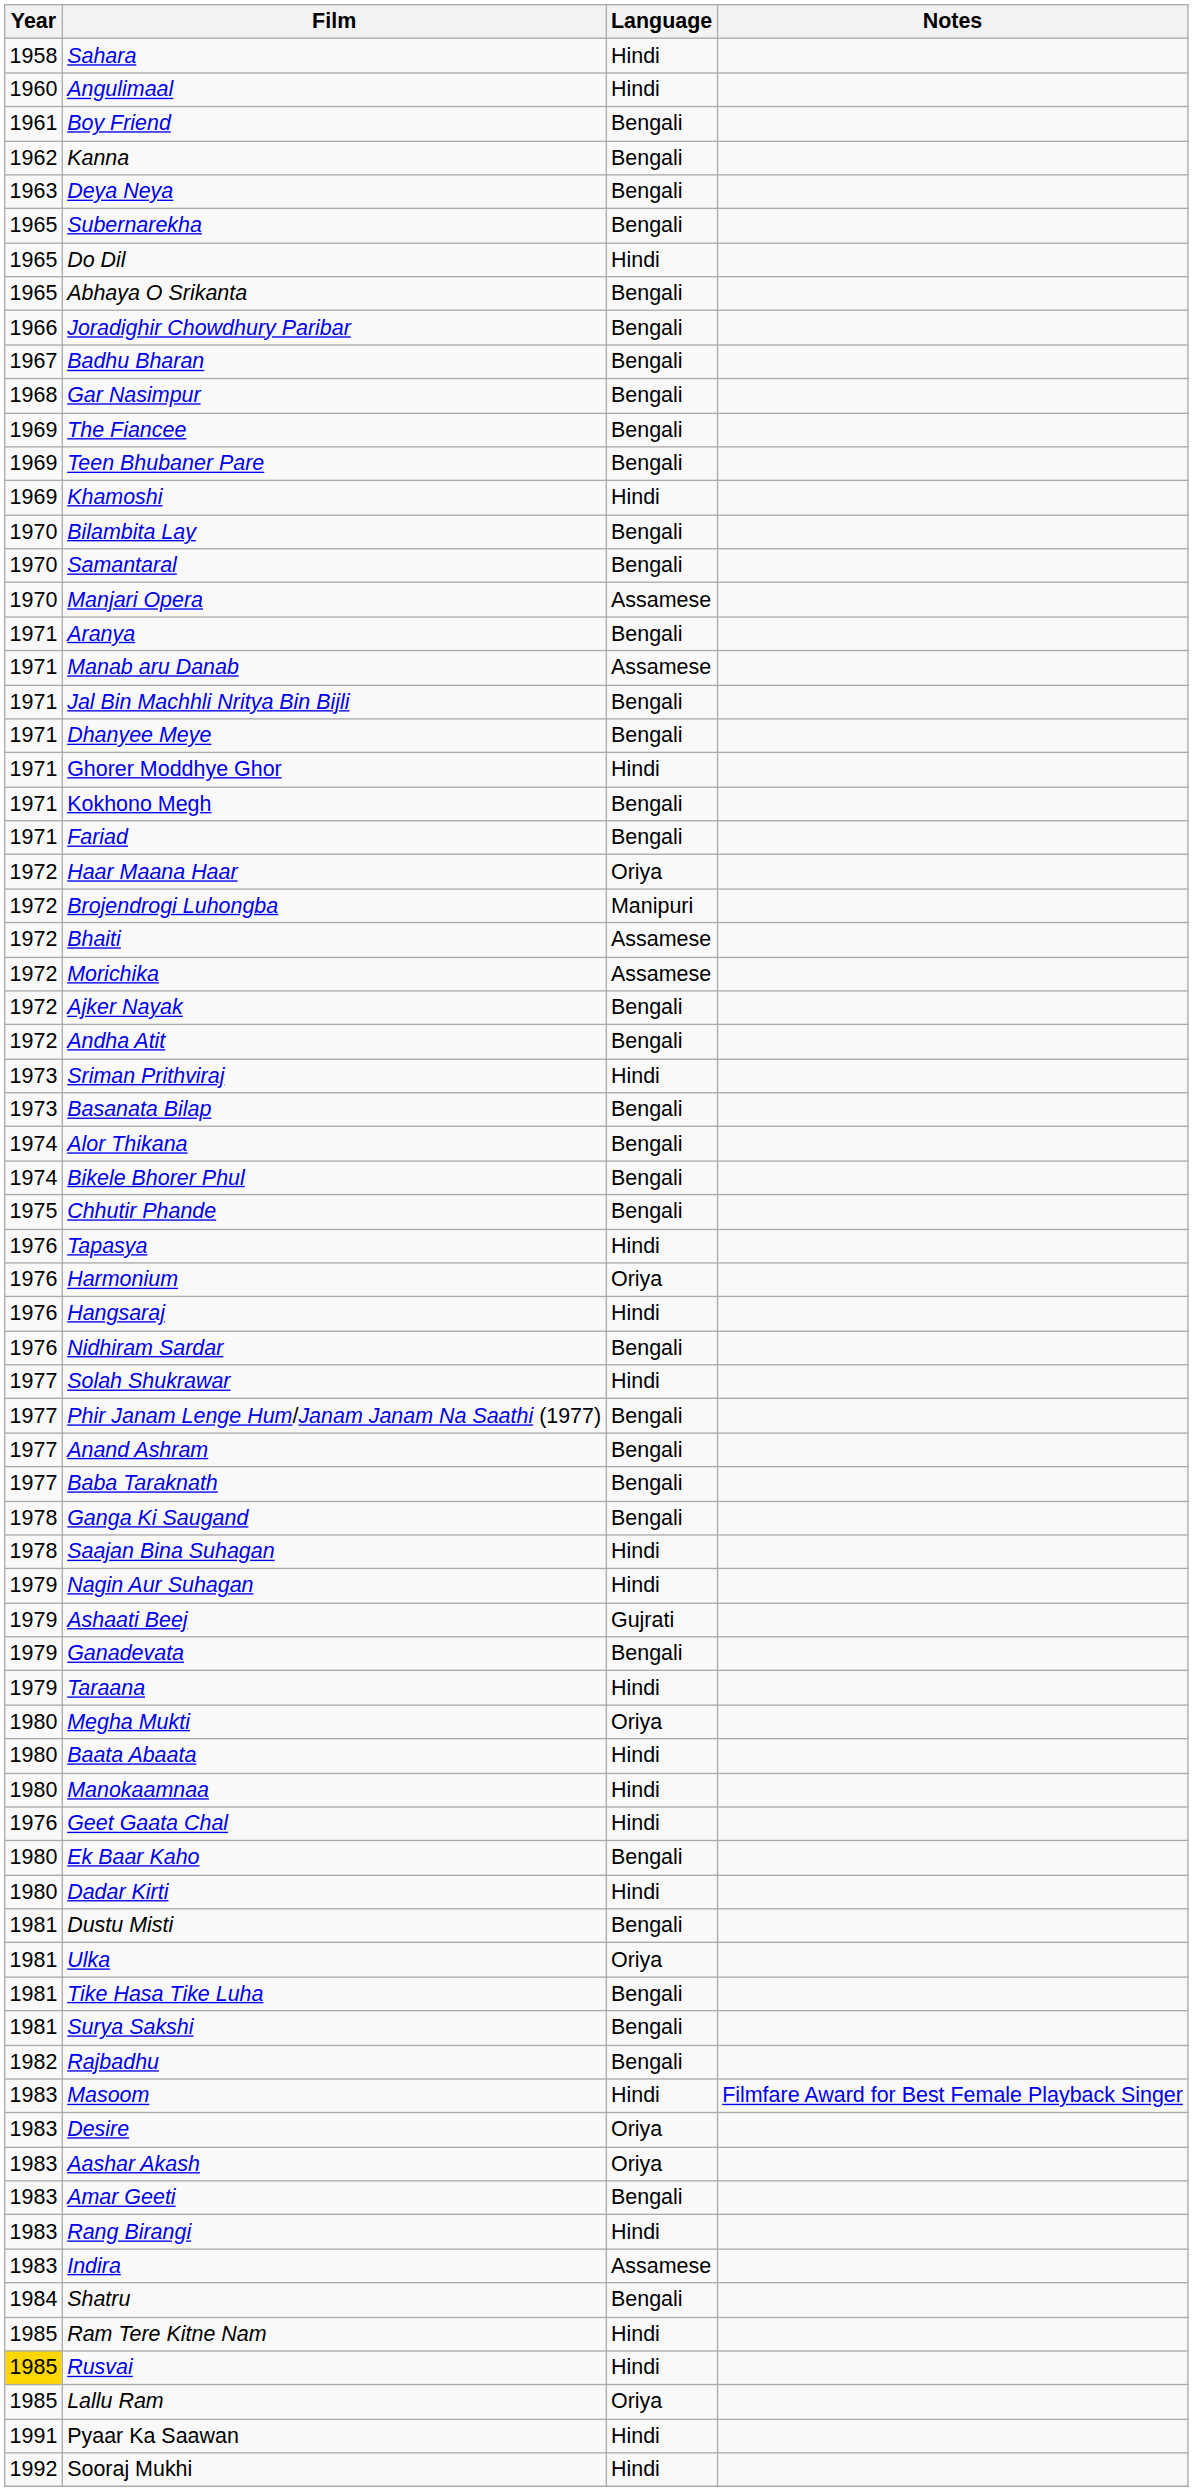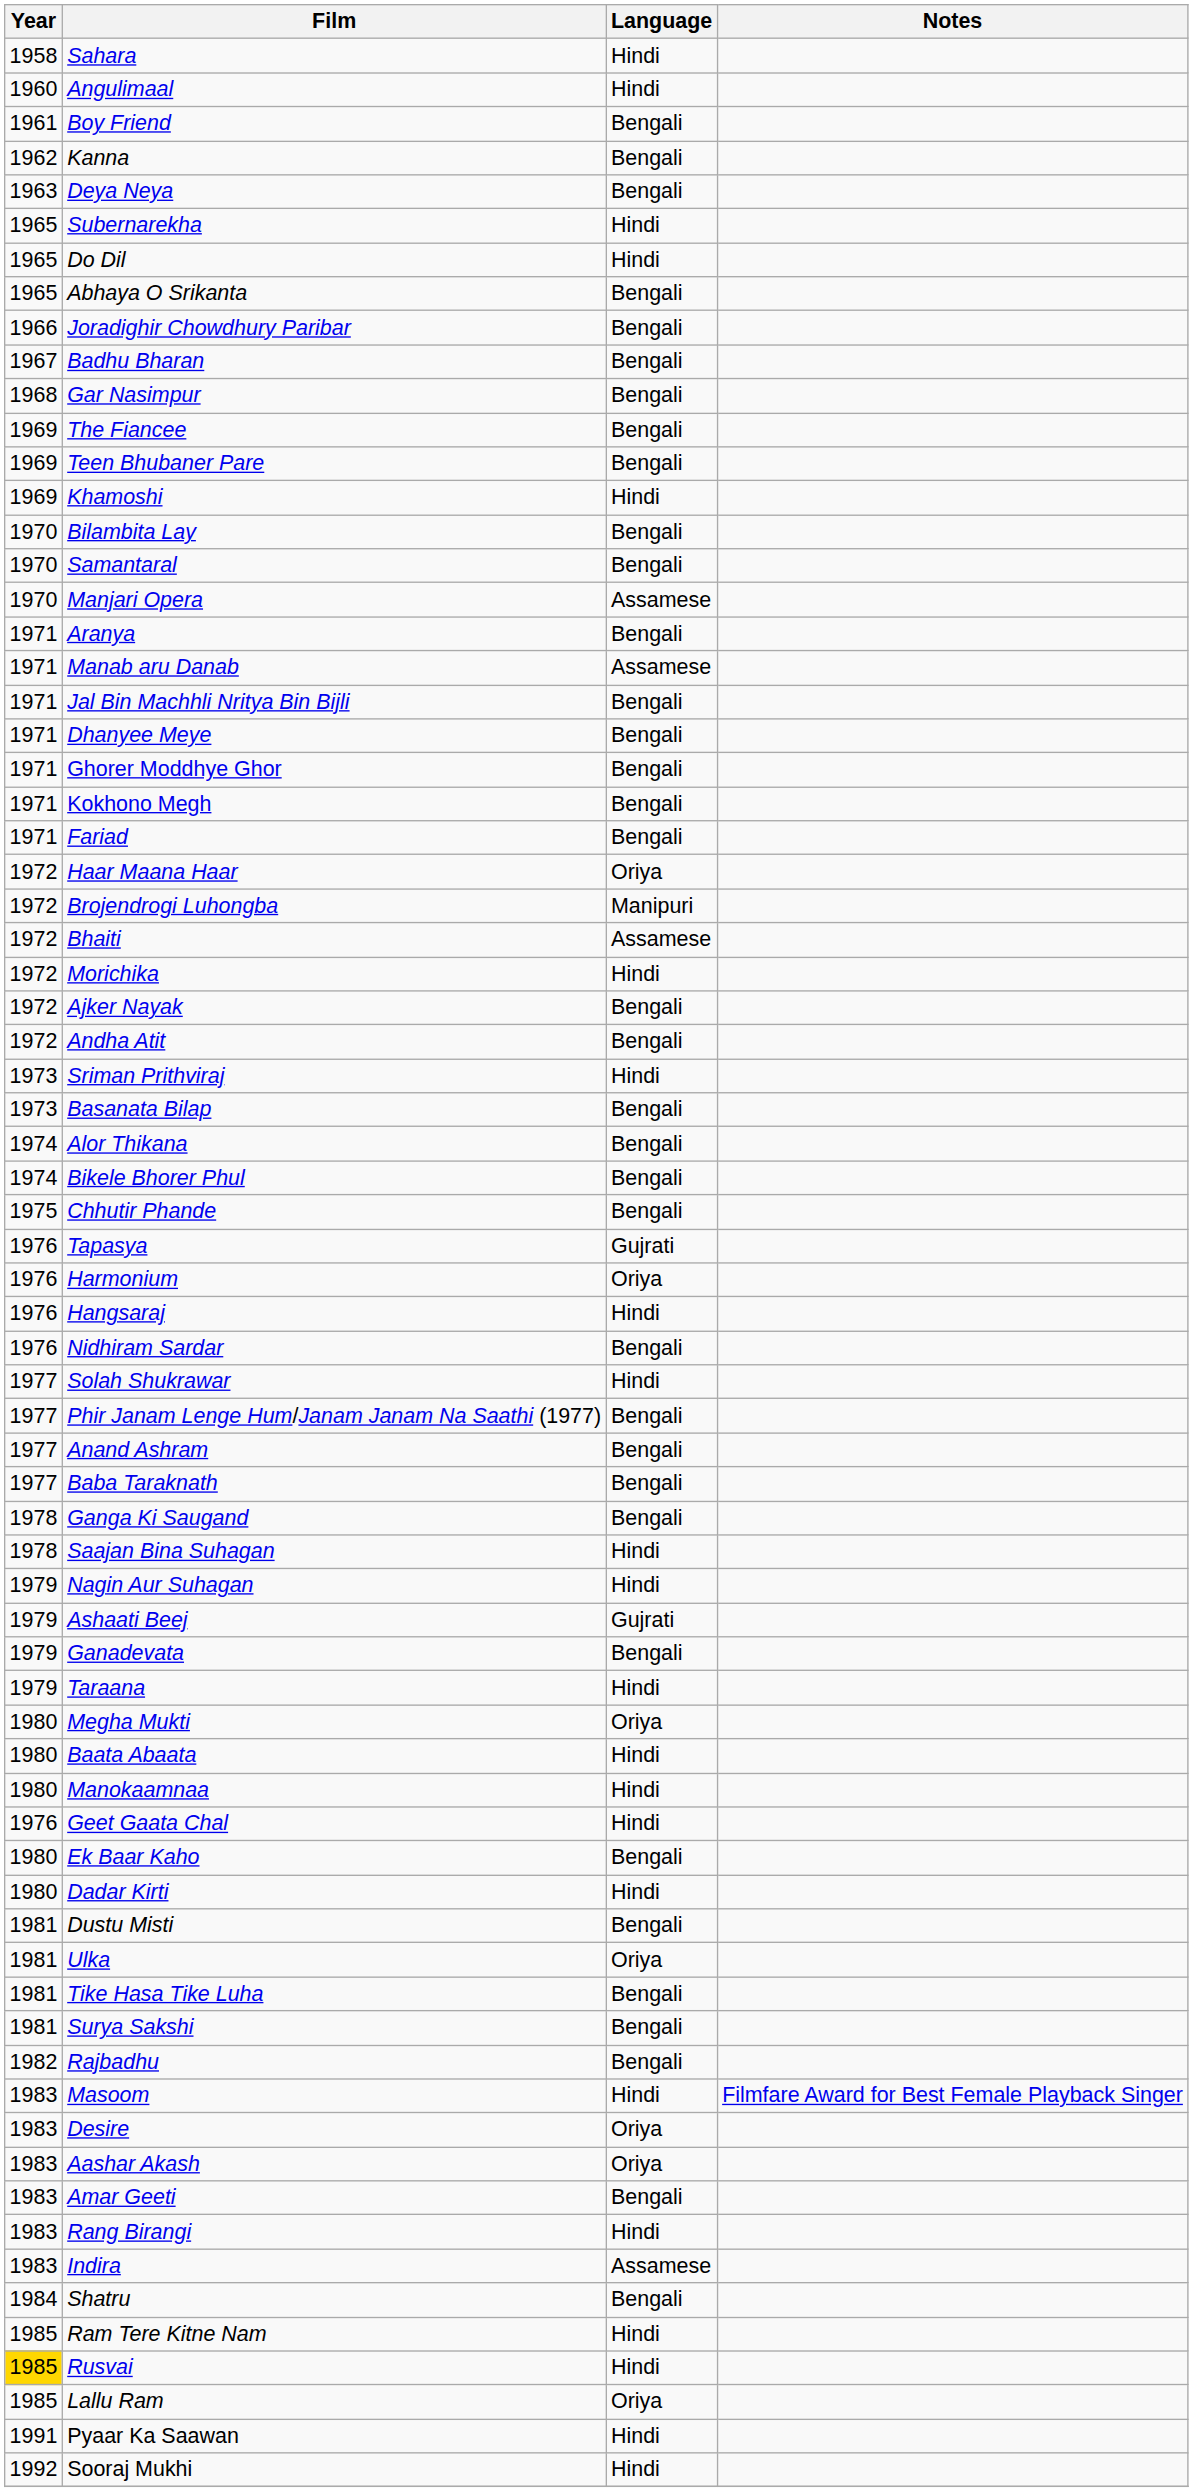(647, 225) Bengali -> (635, 225) Hindi
(635, 769) Hindi -> (647, 769) Bengali
(661, 973) Assamese -> (635, 973) Hindi
(635, 1245) Hindi -> (643, 1245) Gujrati
